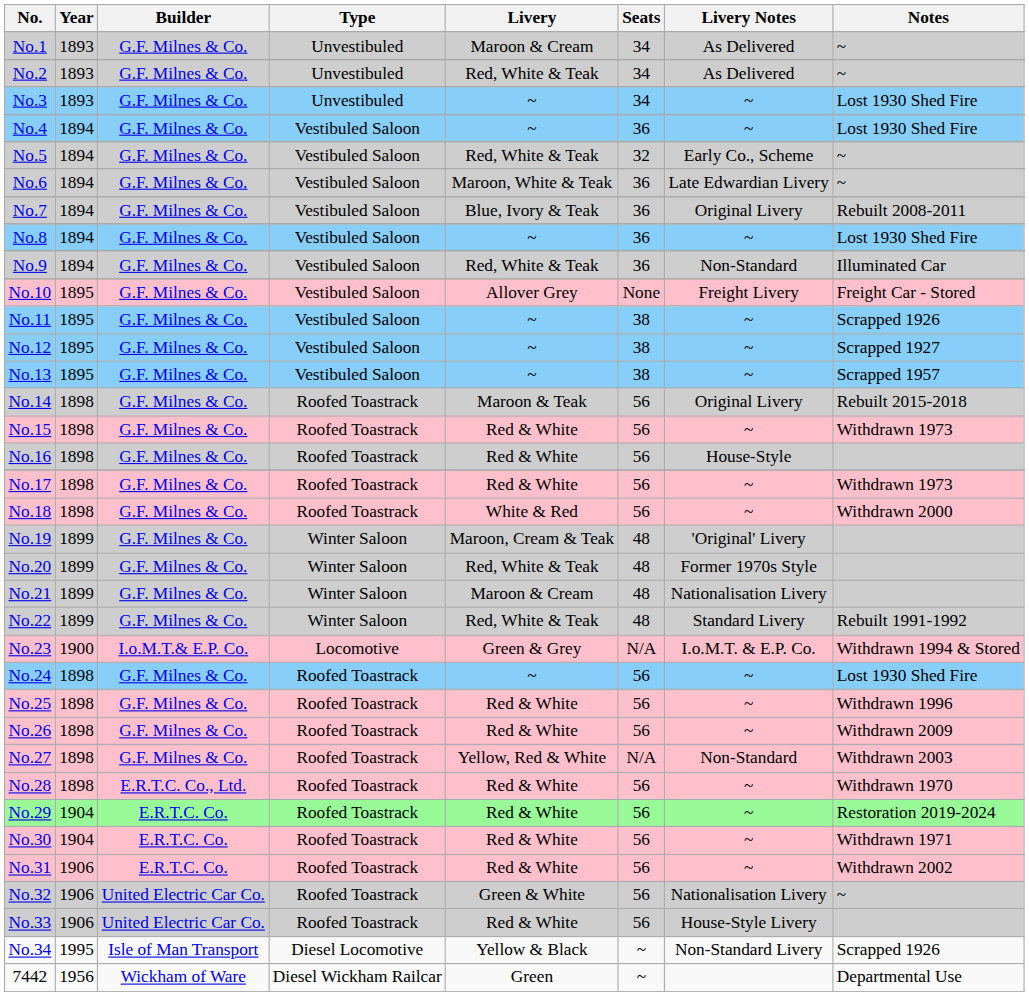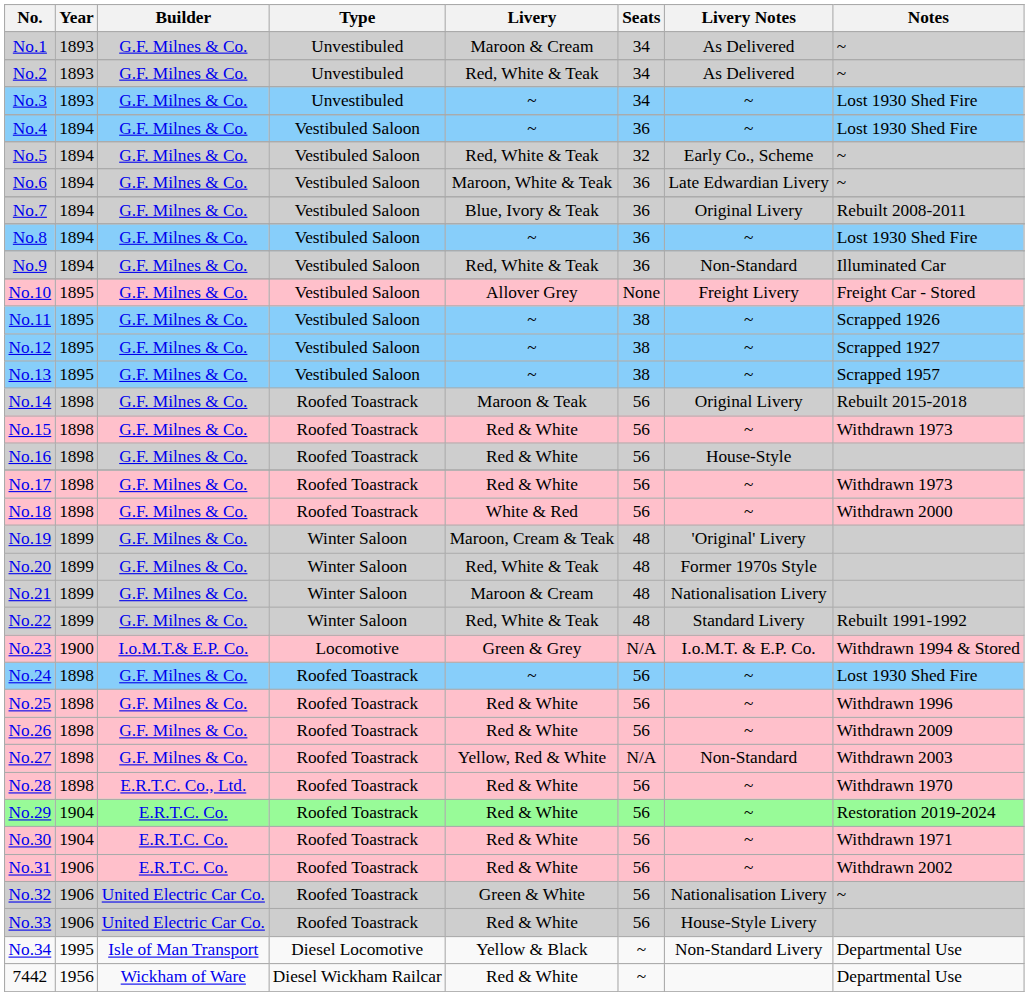(888, 949) Scrapped 1926 -> (899, 949) Departmental Use
(532, 977) Green -> (532, 977) Red & White
